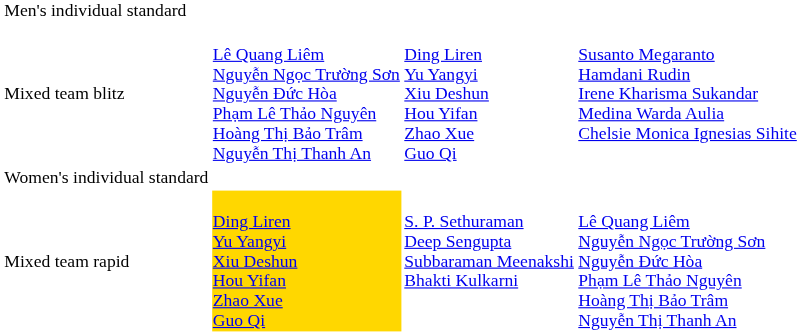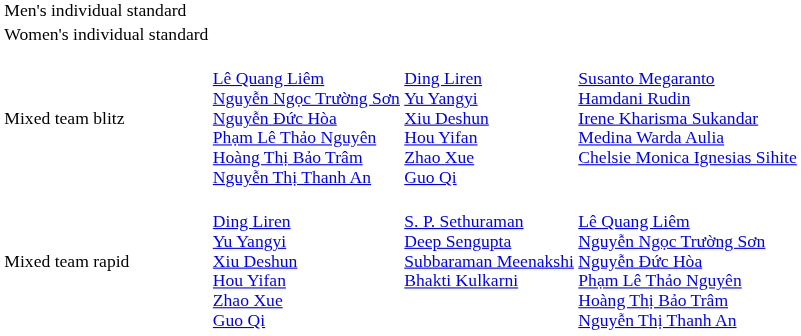rows swapped: (106, 177) <-> (64, 93)
(255, 270) gold background -> (255, 270) no background
